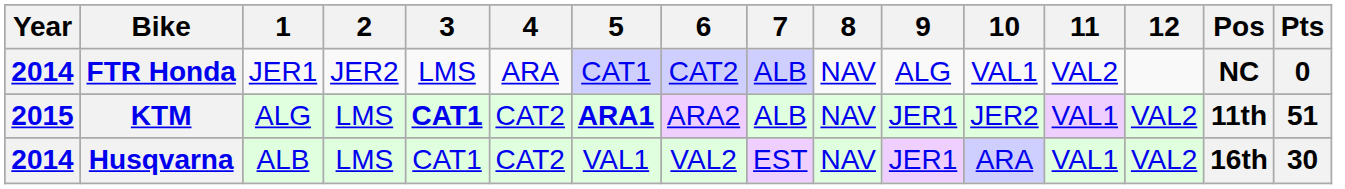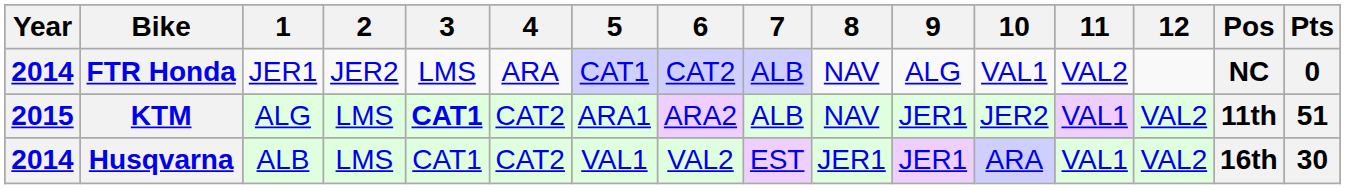(616, 115) bold -> (614, 115) normal
(848, 159) NAV -> (852, 159) JER1
